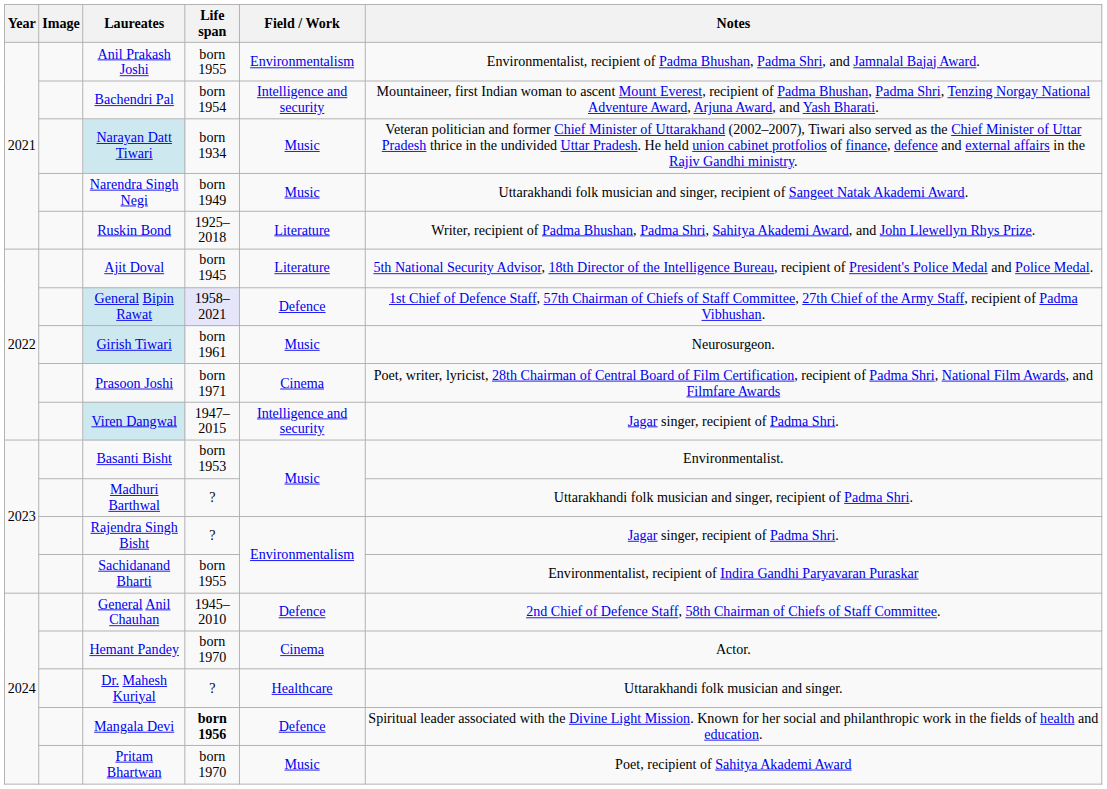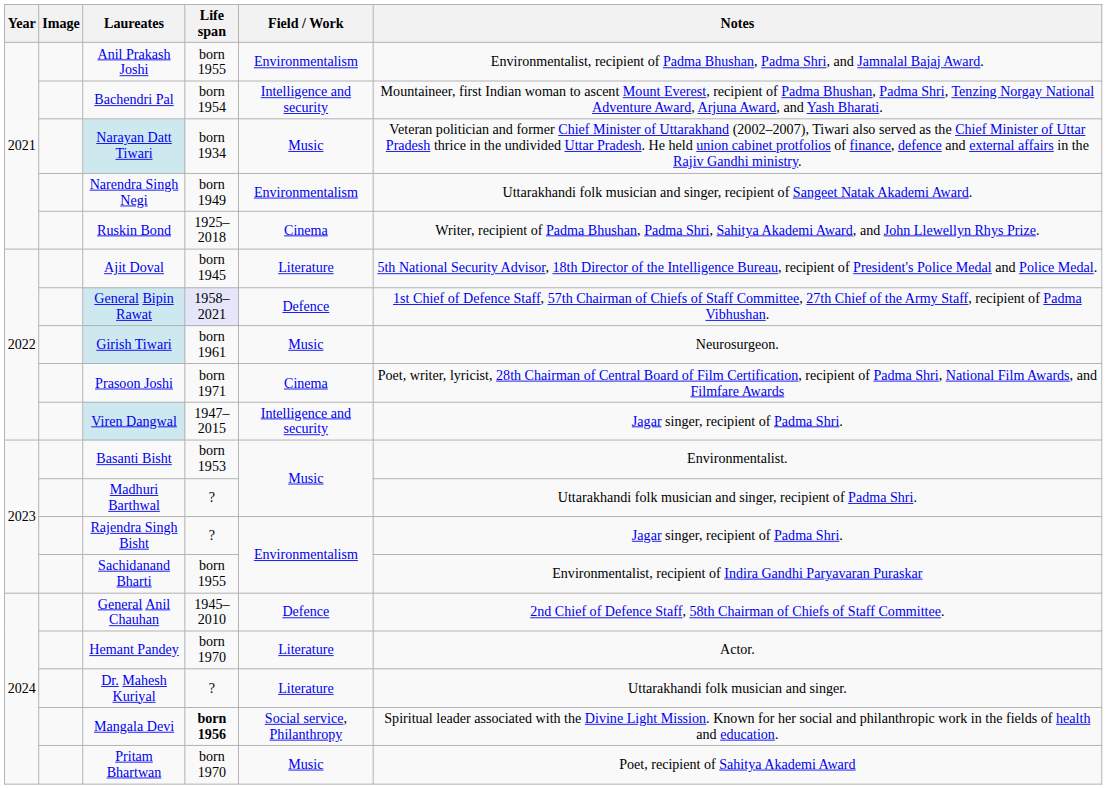(302, 192) Music -> (306, 192) Environmentalism
(302, 230) Literature -> (306, 230) Cinema
(302, 650) Cinema -> (306, 650) Literature
(302, 688) Healthcare -> (306, 688) Literature
(302, 726) Defence -> (306, 726) Social service, Philanthropy
